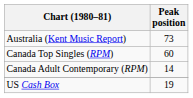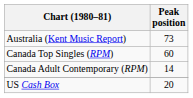(169, 85) 19 -> (169, 85) 20
